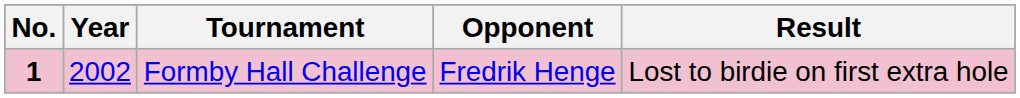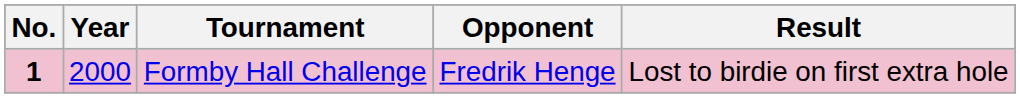(100, 71) 2002 -> (100, 71) 2000
